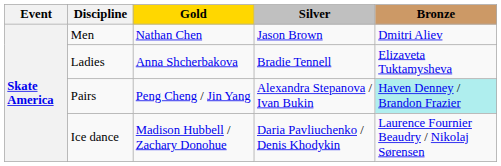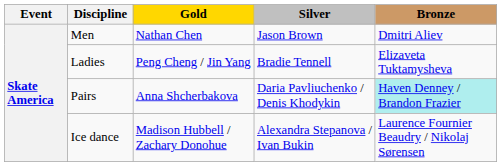(187, 61) Anna Shcherbakova -> (193, 61) Peng Cheng / Jin Yang
(193, 95) Peng Cheng / Jin Yang -> (187, 95) Anna Shcherbakova
(315, 95) Alexandra Stepanova / Ivan Bukin -> (310, 95) Daria Pavliuchenko / Denis Khodykin
(310, 137) Daria Pavliuchenko / Denis Khodykin -> (315, 137) Alexandra Stepanova / Ivan Bukin
